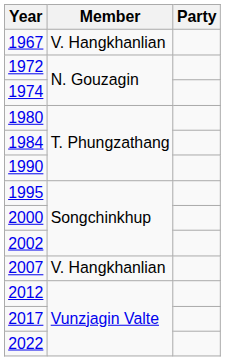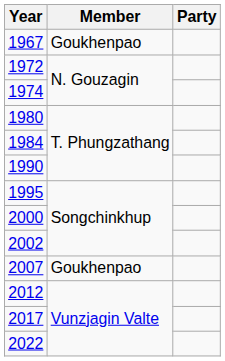(108, 42) V. Hangkhanlian -> (96, 42) Goukhenpao
(108, 268) V. Hangkhanlian -> (96, 268) Goukhenpao
